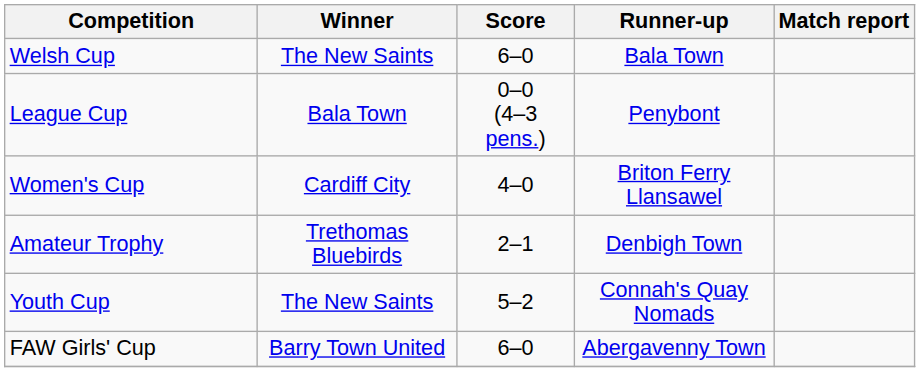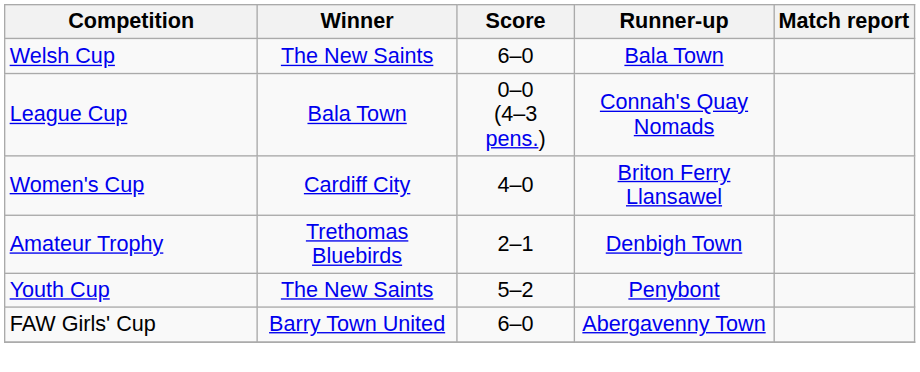(674, 114) Penybont -> (674, 114) Connah's Quay Nomads
(674, 302) Connah's Quay Nomads -> (674, 290) Penybont
